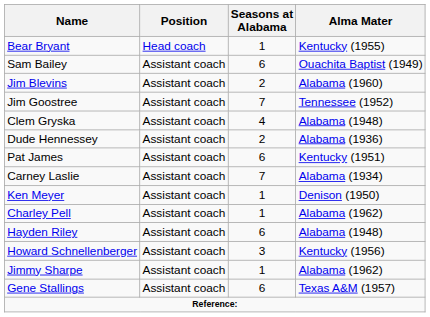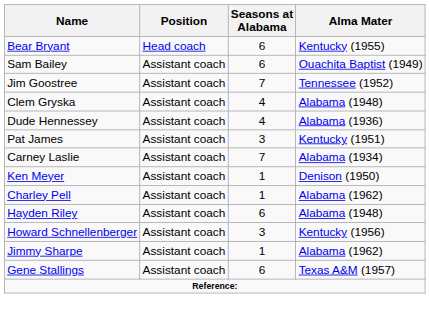(262, 46) 1 -> (262, 46) 6
- row: (37, 83)
(262, 139) 2 -> (262, 121) 4
(262, 158) 6 -> (262, 139) 3
